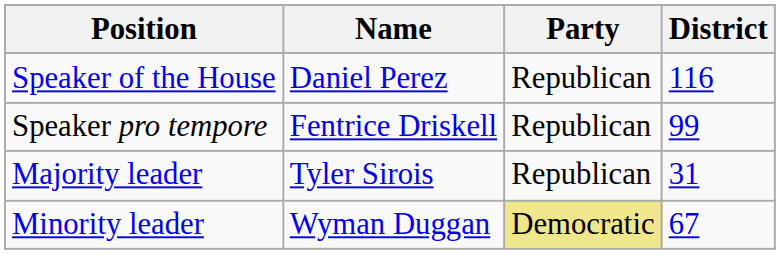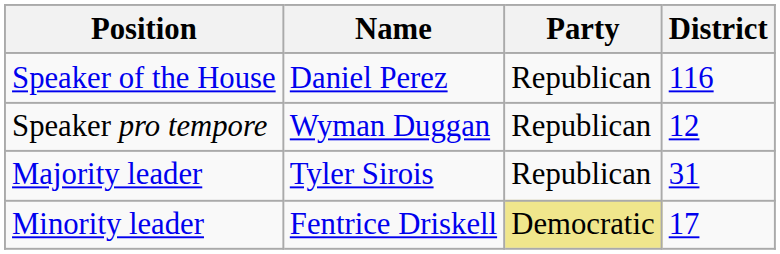(393, 126) Fentrice Driskell -> (390, 126) Wyman Duggan
(684, 126) 99 -> (684, 126) 12
(390, 223) Wyman Duggan -> (393, 223) Fentrice Driskell
(684, 223) 67 -> (684, 223) 17
